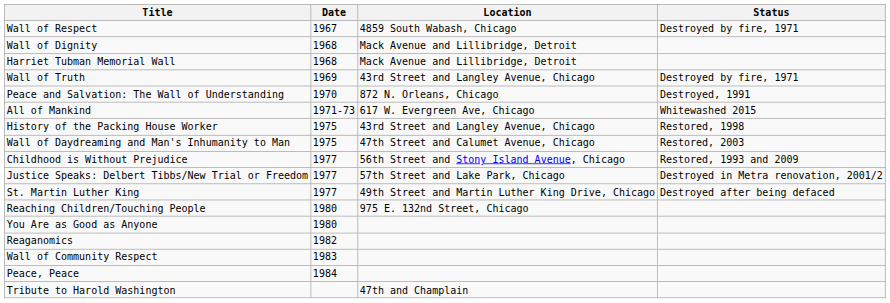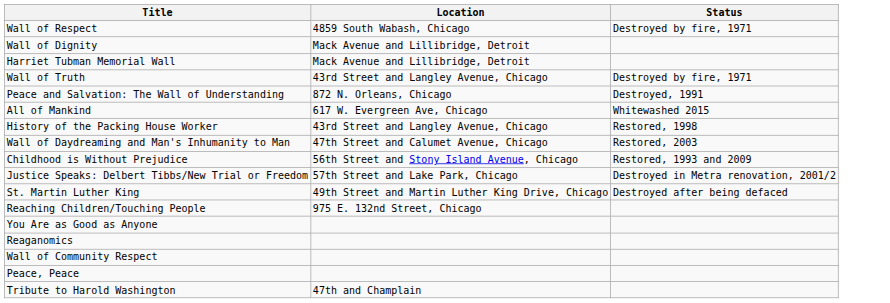- column: (334, 13)
